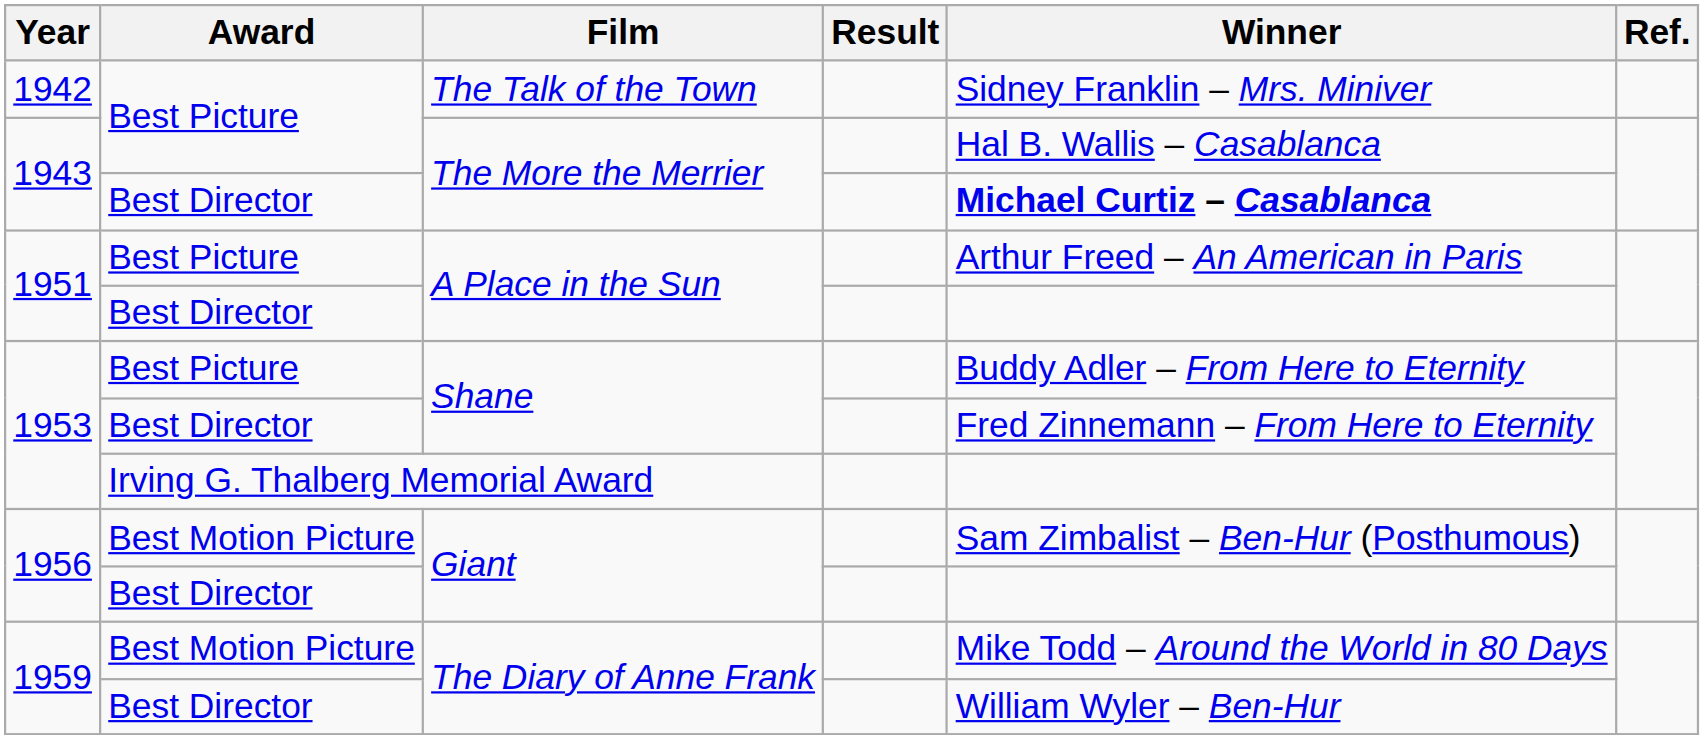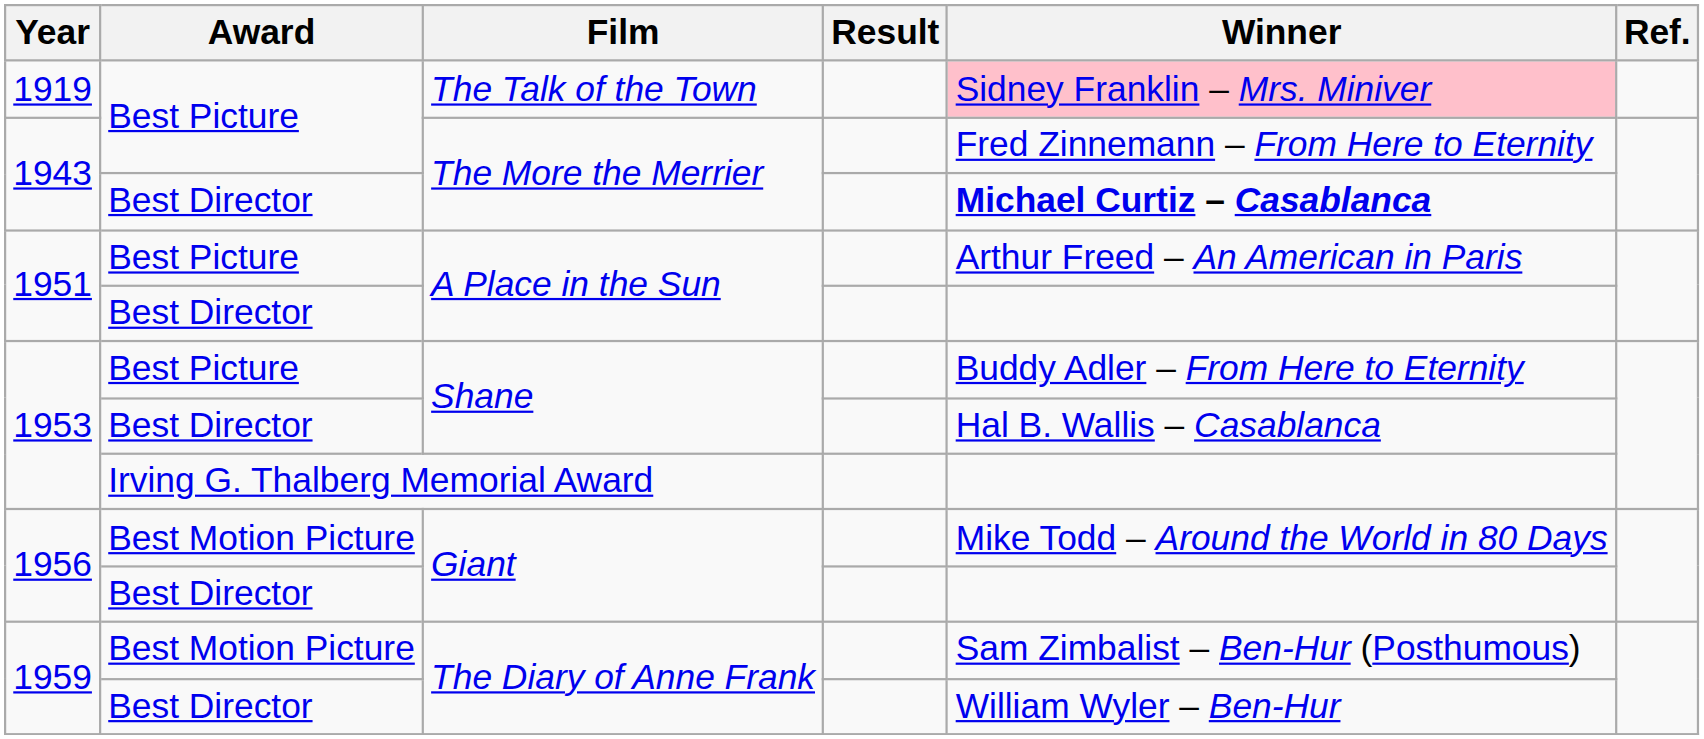(53, 88) 1942 -> (53, 88) 1919
(1193, 88) no background -> (1193, 88) pink background
(1168, 144) Hal B. Wallis – Casablanca -> (1274, 144) Fred Zinnemann – From Here to Eternity
(1274, 425) Fred Zinnemann – From Here to Eternity -> (1168, 425) Hal B. Wallis – Casablanca
(1268, 537) Sam Zimbalist – Ben-Hur (Posthumous) -> (1282, 537) Mike Todd – Around the World in 80 Days
(1282, 649) Mike Todd – Around the World in 80 Days -> (1268, 649) Sam Zimbalist – Ben-Hur (Posthumous)
